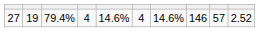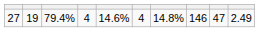(168, 18) 14.6% -> (168, 18) 14.8%
(219, 18) 57 -> (219, 18) 47
(241, 18) 2.52 -> (241, 18) 2.49
